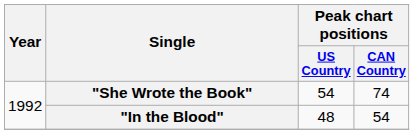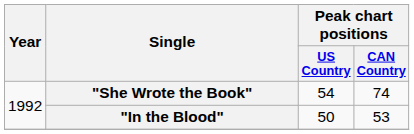(326, 117) 48 -> (326, 117) 50
(381, 117) 54 -> (381, 117) 53
